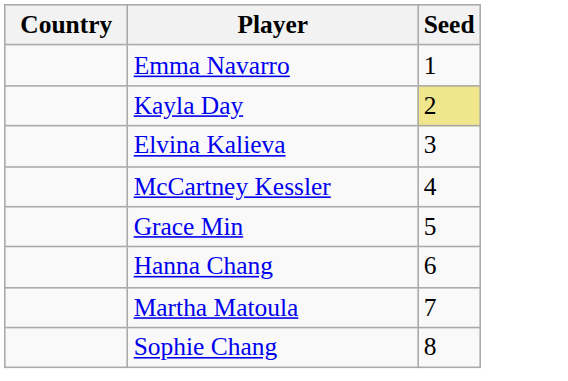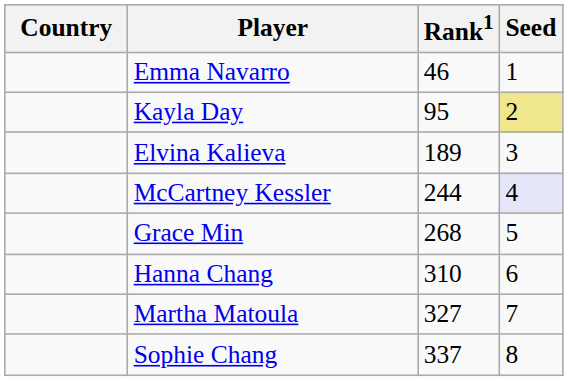+ column: (459, 28)
(430, 186) no background -> (512, 192) lavender background
